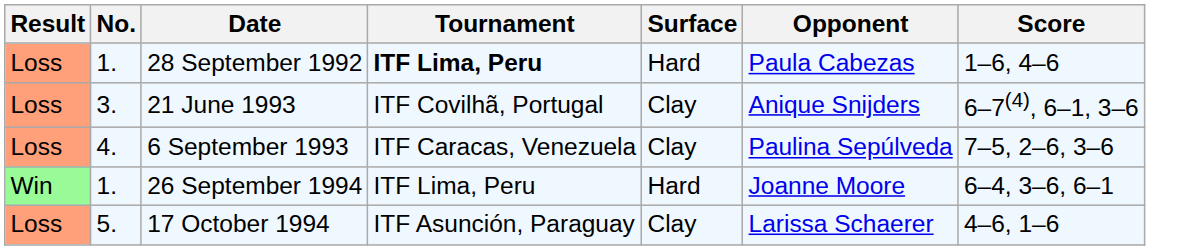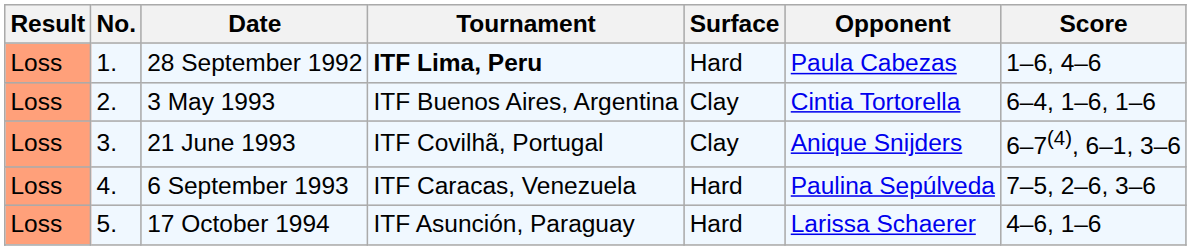+ row: (211, 101)
(672, 147) Clay -> (716, 185) Hard
- row: (255, 185)
(672, 224) Clay -> (716, 224) Hard
